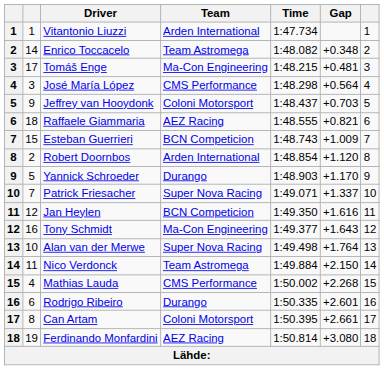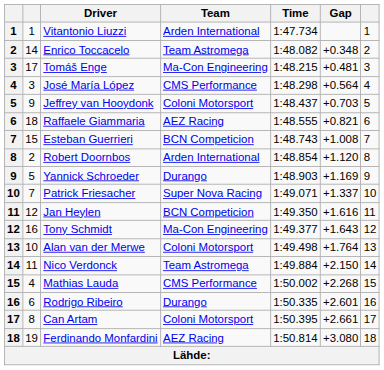(341, 139) +1.009 -> (341, 139) +1.008
(341, 175) +1.170 -> (341, 175) +1.169
(213, 247) Super Nova Racing -> (208, 247) Coloni Motorsport
